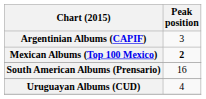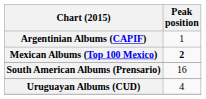(182, 39) 3 -> (182, 39) 1
